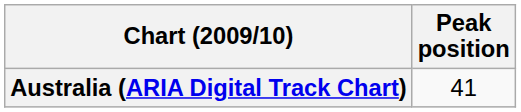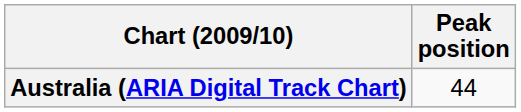(464, 87) 41 -> (464, 87) 44
